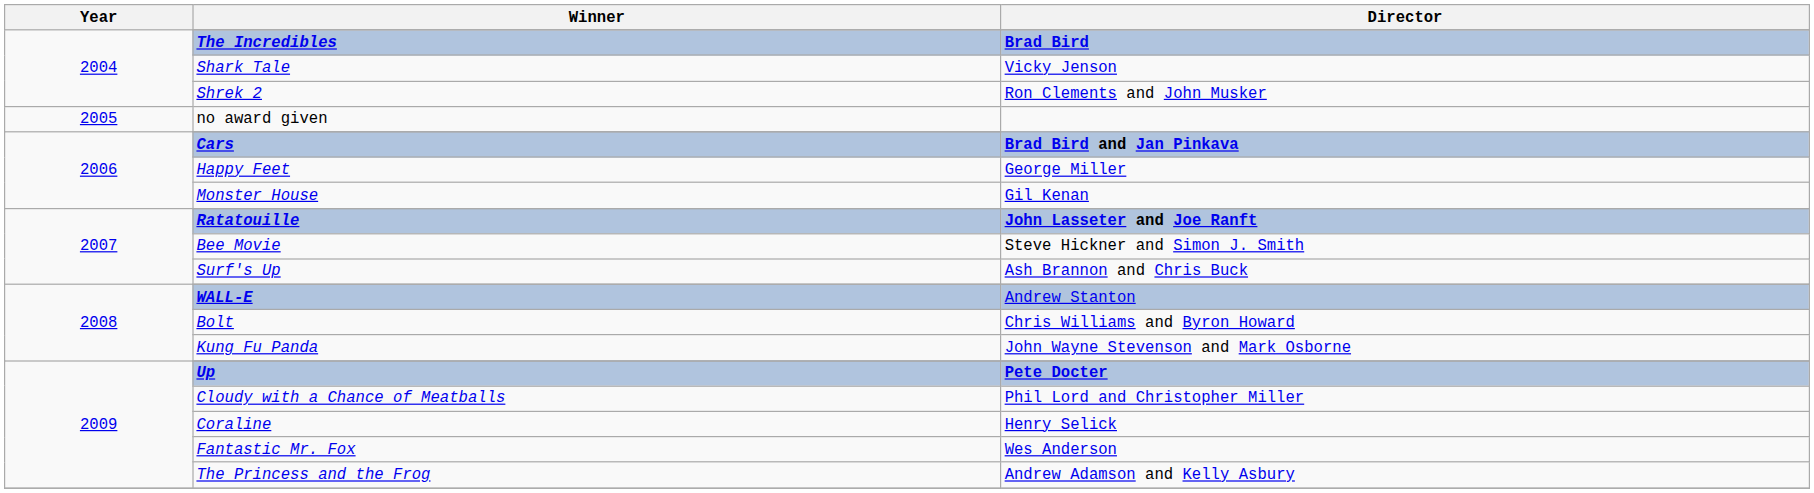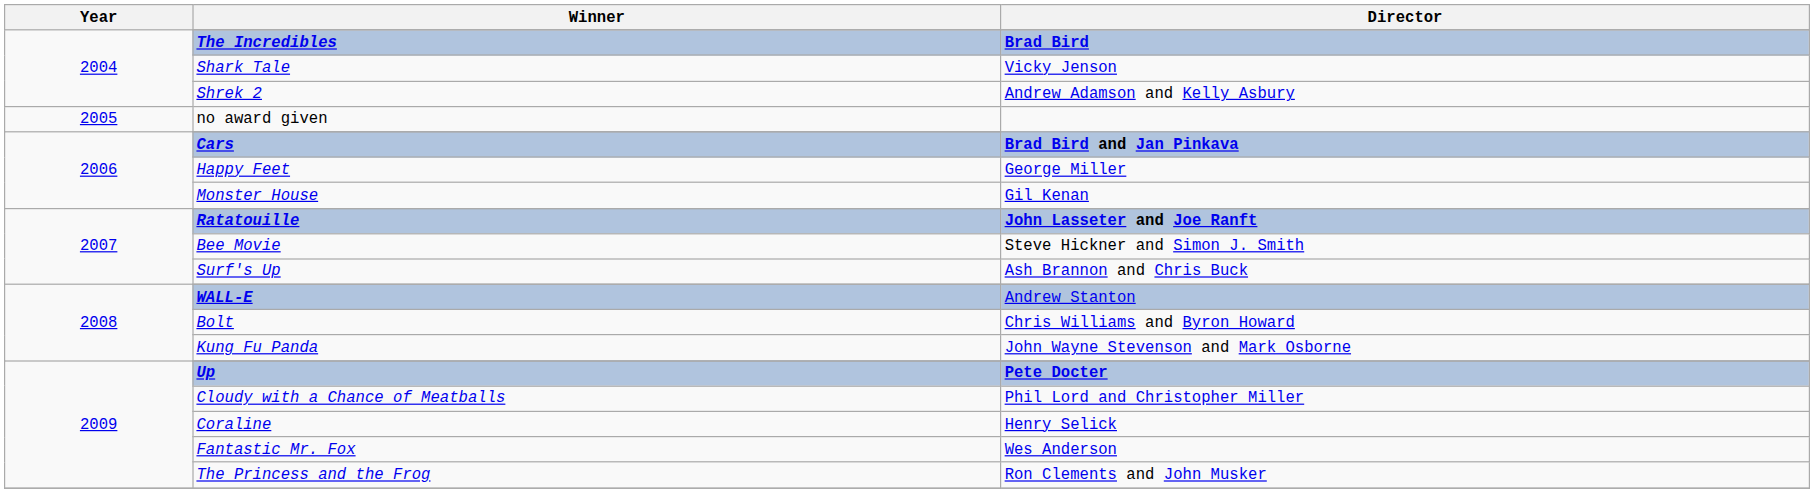(1136, 94) Ron Clements and John Musker -> (1150, 94) Andrew Adamson and Kelly Asbury
(1150, 475) Andrew Adamson and Kelly Asbury -> (1136, 475) Ron Clements and John Musker
